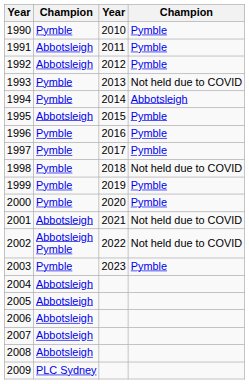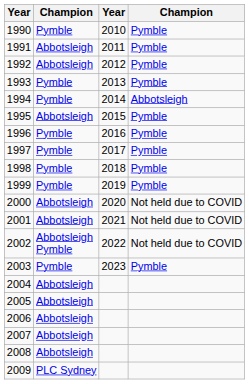(186, 82) Not held due to COVID -> (149, 82) Pymble
(186, 168) Not held due to COVID -> (149, 168) Pymble
(54, 202) Pymble -> (64, 202) Abbotsleigh
(149, 202) Pymble -> (186, 202) Not held due to COVID
